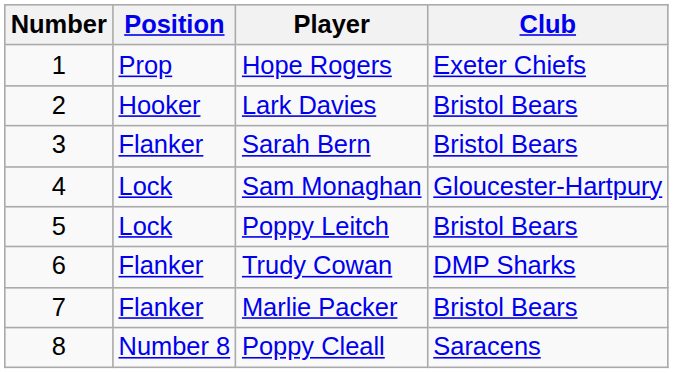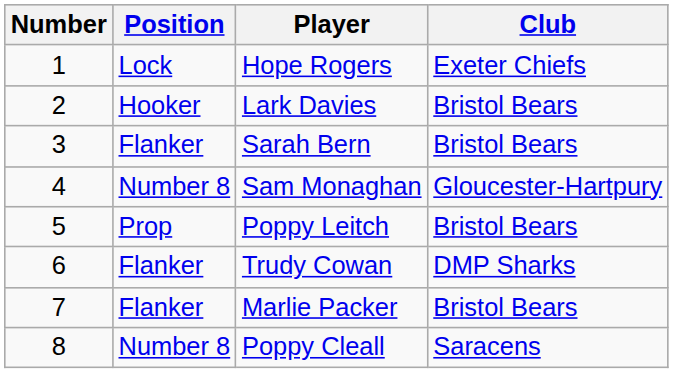(145, 65) Prop -> (145, 65) Lock
(145, 186) Lock -> (174, 186) Number 8
(145, 226) Lock -> (145, 226) Prop
